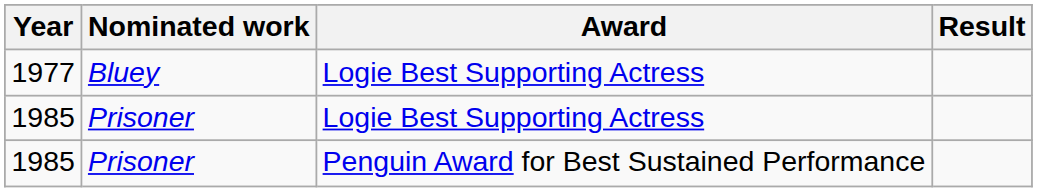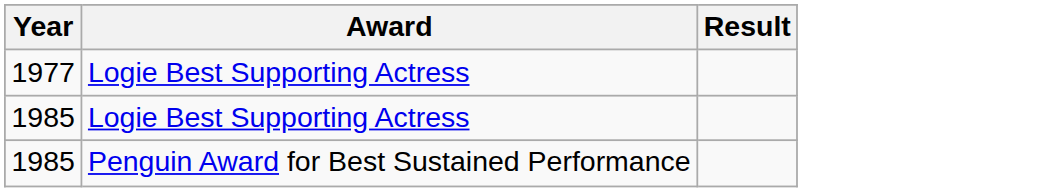- column: (199, 27)
